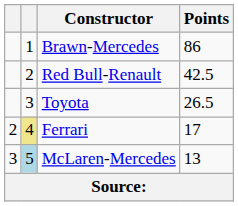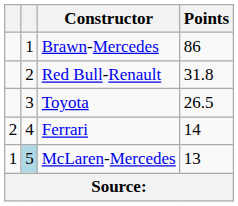(199, 74) 42.5 -> (199, 74) 31.8
(29, 130) khaki background -> (29, 130) no background
(192, 130) 17 -> (192, 130) 14
(13, 158) 3 -> (13, 158) 1
